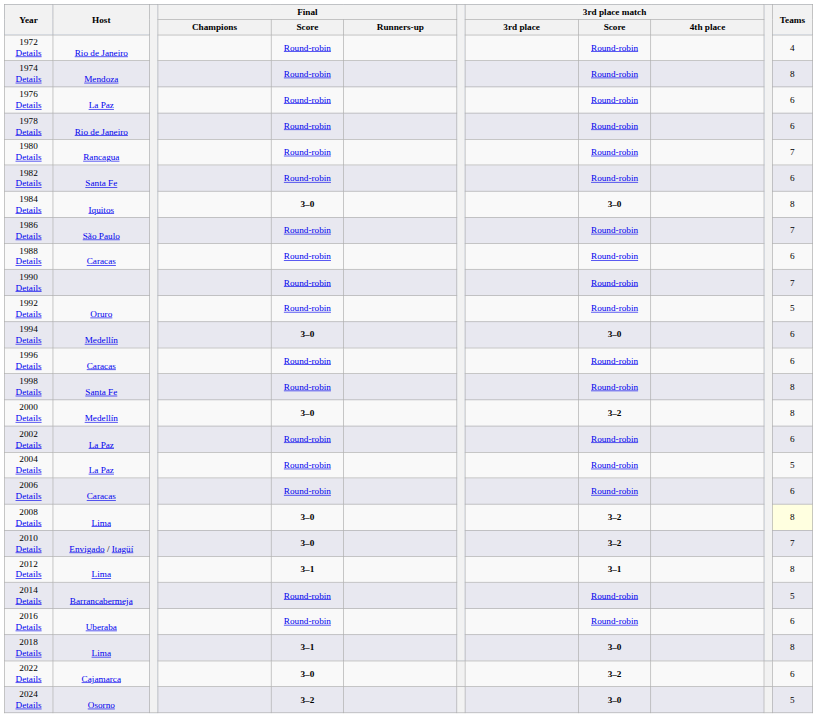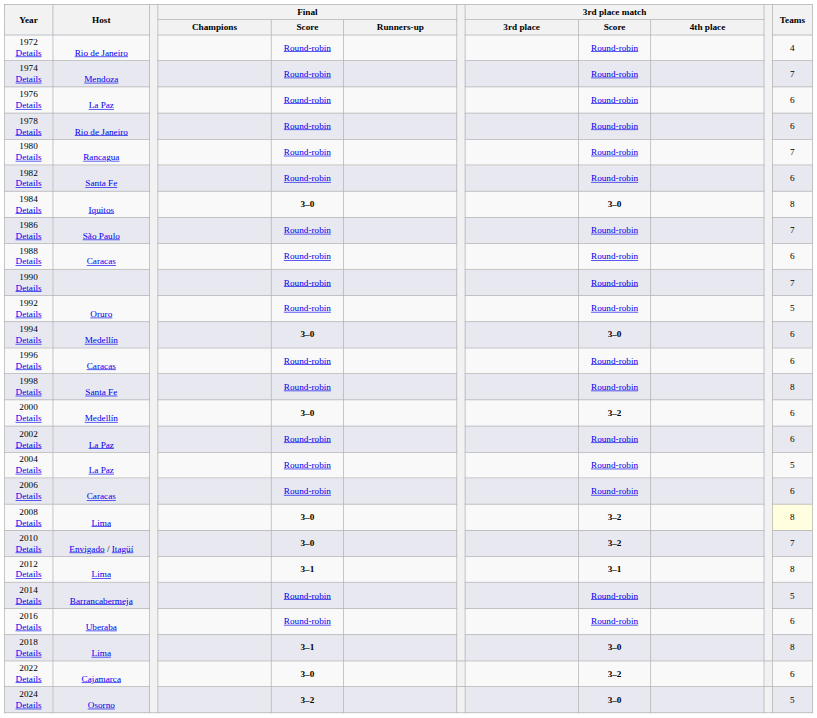(792, 74) 8 -> (792, 74) 7
(792, 413) 8 -> (792, 413) 6
